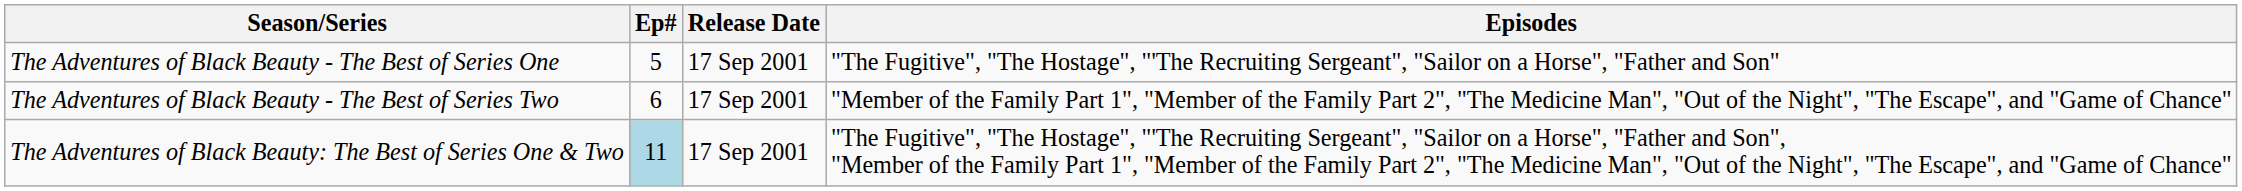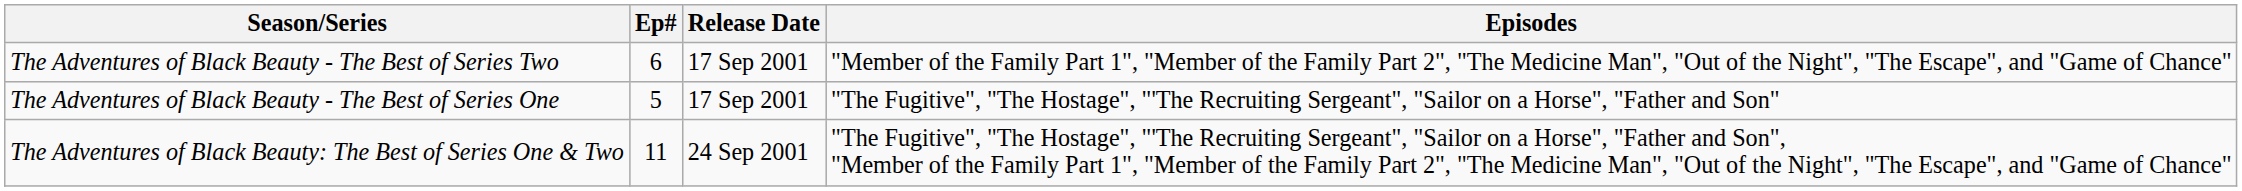rows swapped: (285, 61) <-> (285, 100)
(656, 152) lightblue background -> (656, 152) no background
(748, 152) 17 Sep 2001 -> (748, 152) 24 Sep 2001
